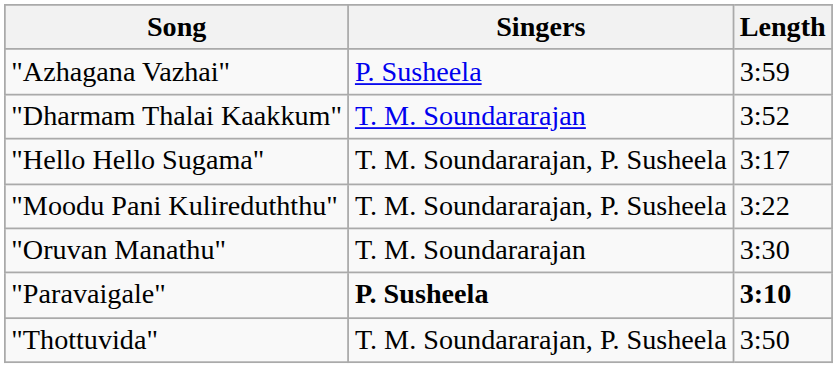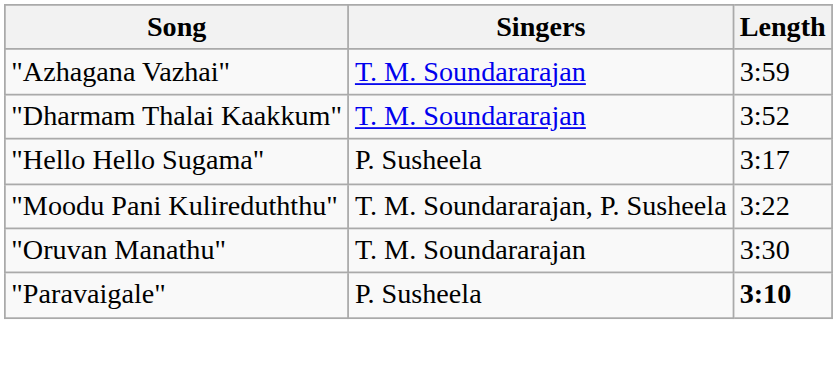(418, 71) P. Susheela -> (470, 71) T. M. Soundararajan
(541, 160) T. M. Soundararajan, P. Susheela -> (418, 160) P. Susheela
(422, 294) bold -> (418, 294) normal
- row: (85, 339)
